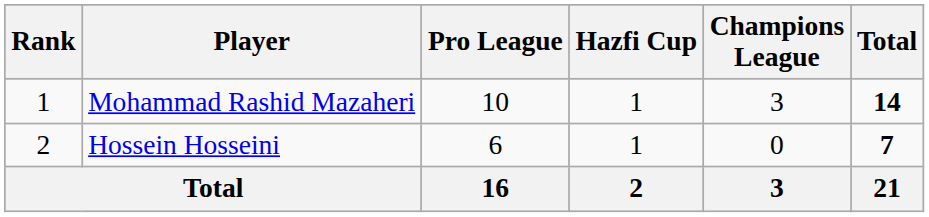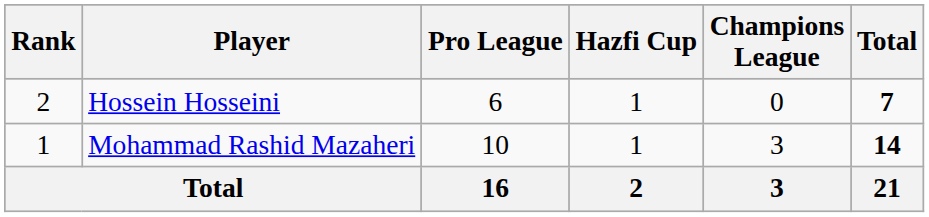rows swapped: (252, 100) <-> (184, 144)
